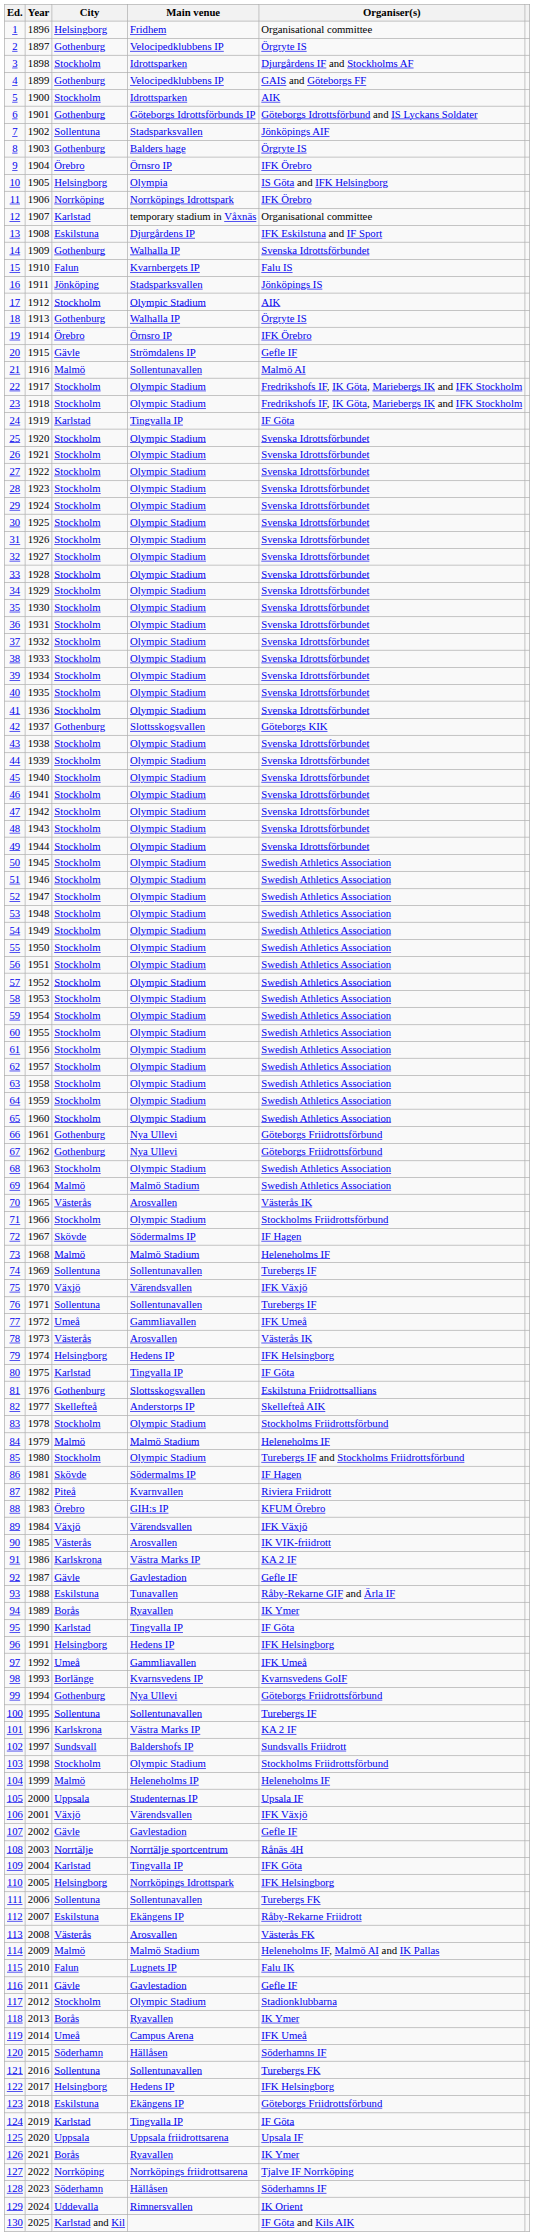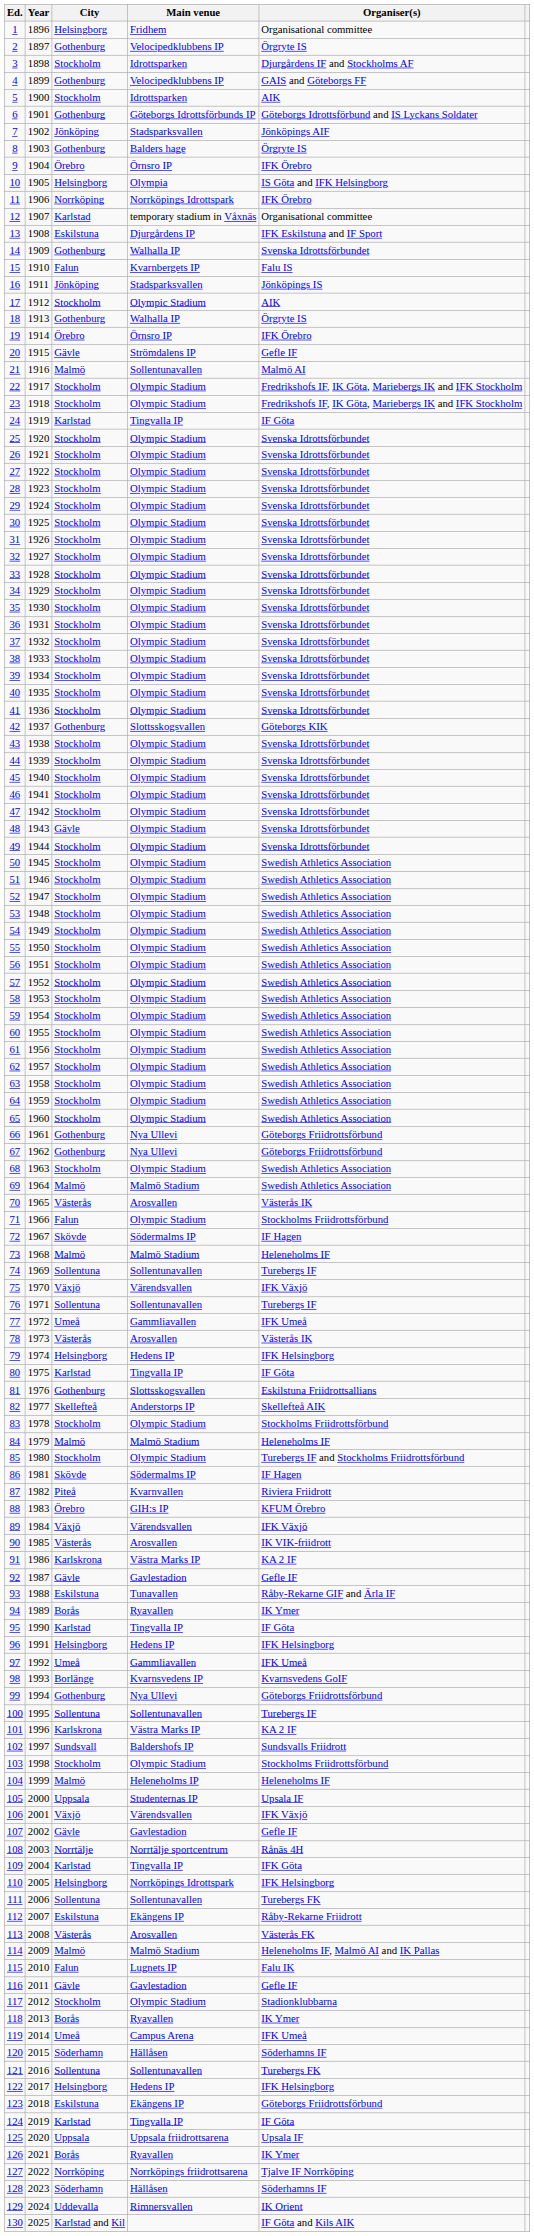(77, 132) Sollentuna -> (77, 132) Jönköping
(77, 829) Stockholm -> (67, 829) Gävle
(77, 1220) Stockholm -> (66, 1220) Falun
